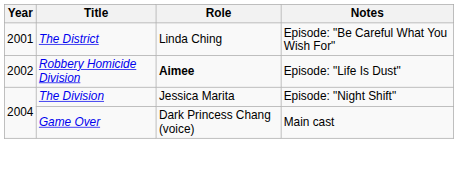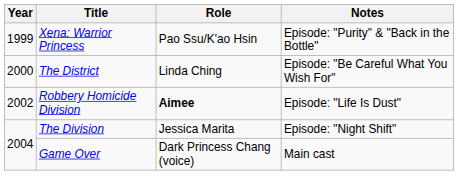+ row: (75, 39)
(20, 39) 2001 -> (20, 71) 2000
